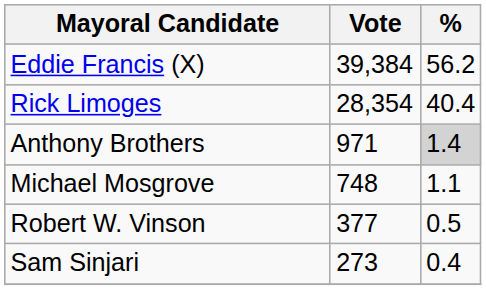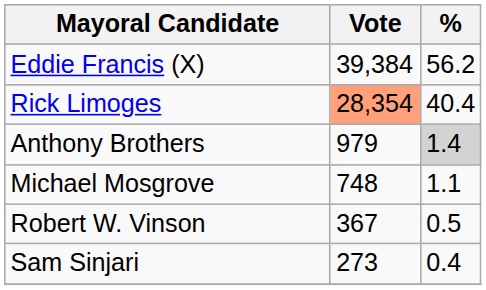(375, 104) no background -> (375, 104) lightsalmon background
(357, 143) 971 -> (357, 143) 979
(357, 223) 377 -> (357, 223) 367
